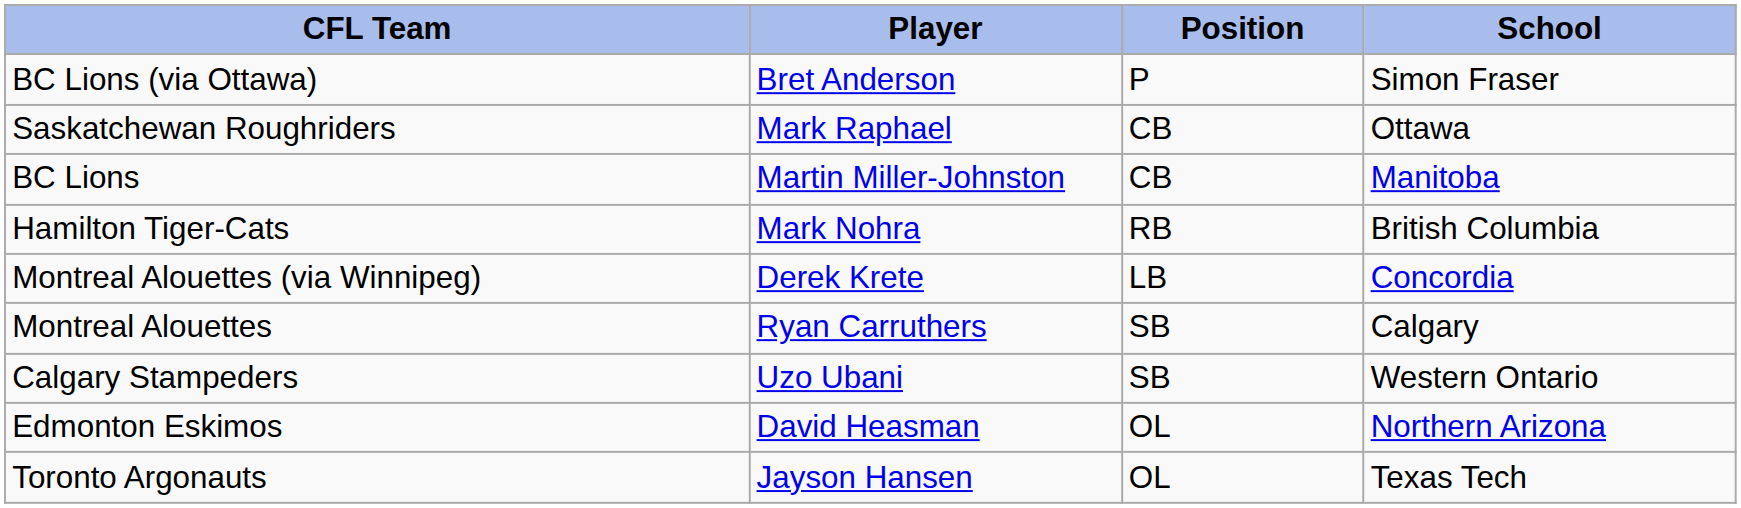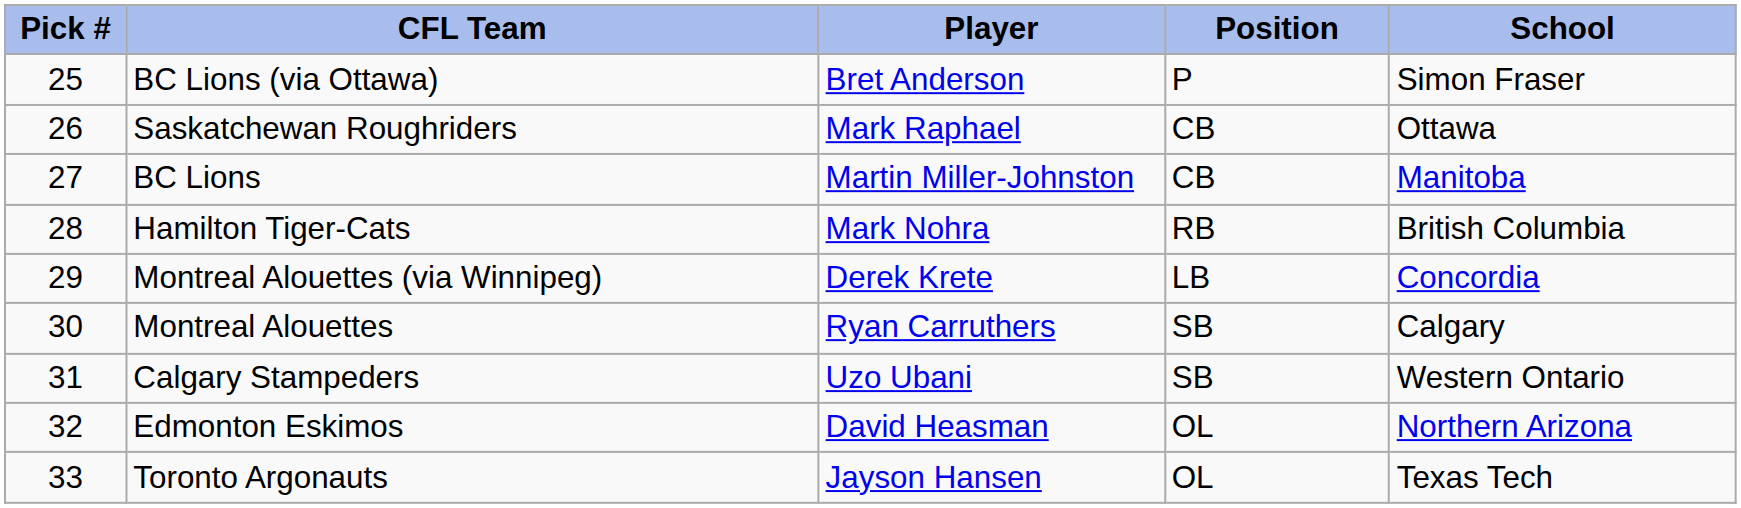+ column: (66, 29)
